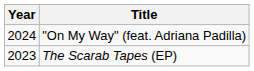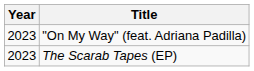(22, 35) 2024 -> (22, 35) 2023
